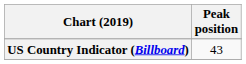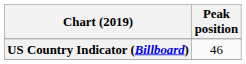(216, 49) 43 -> (216, 49) 46
